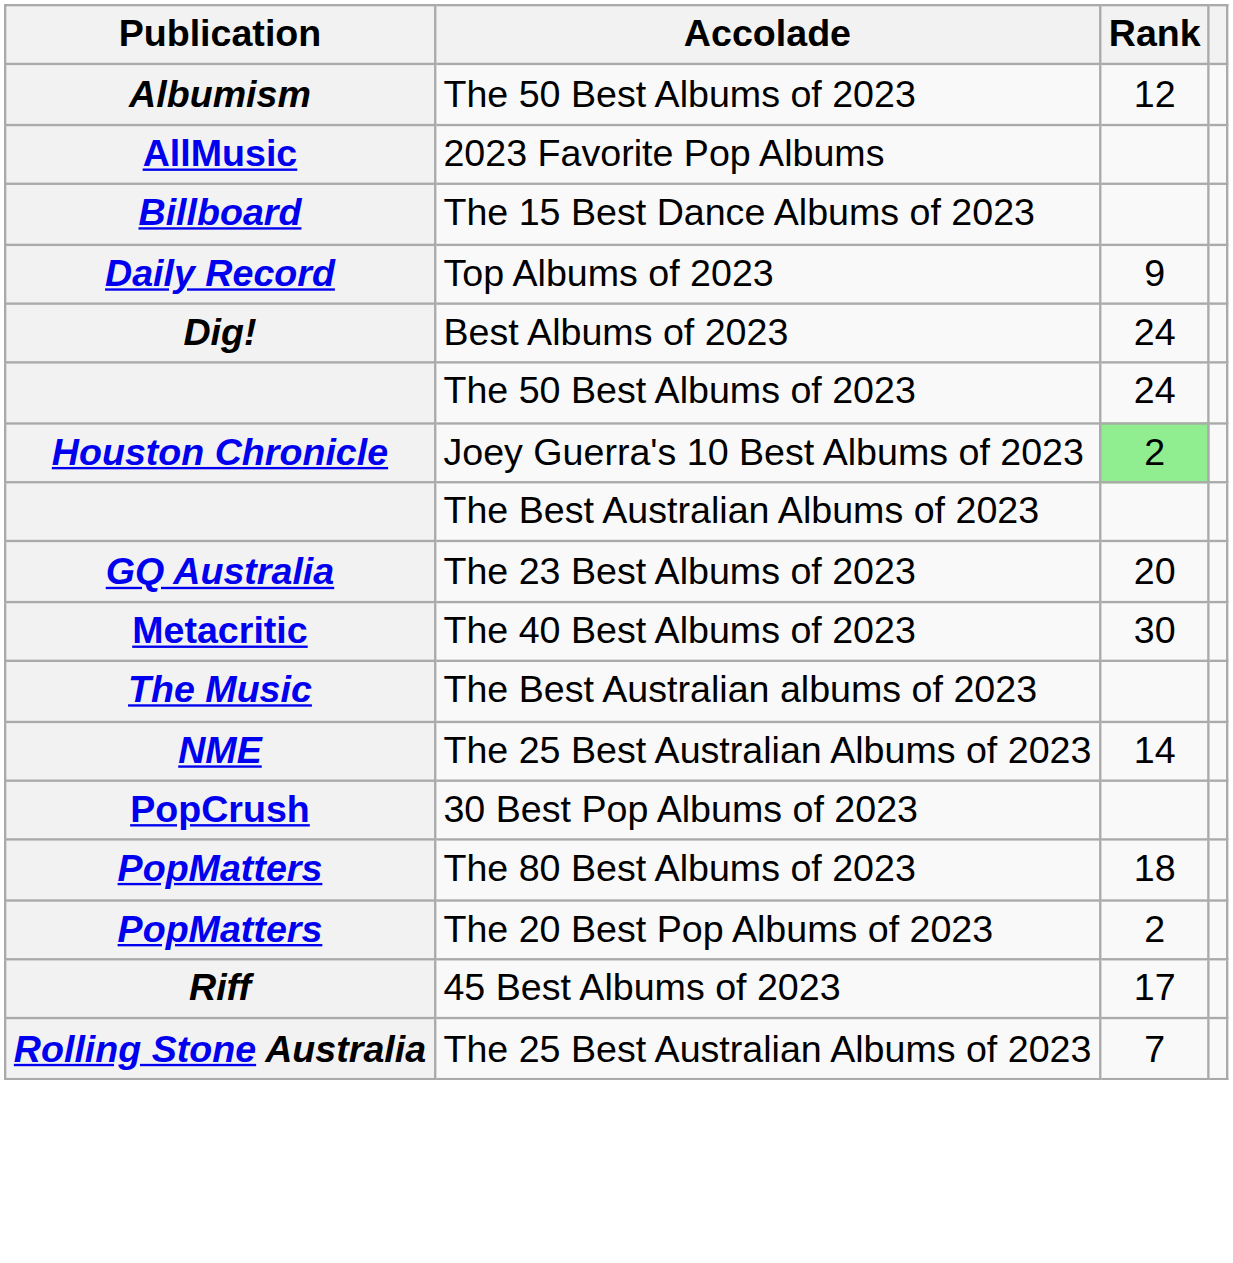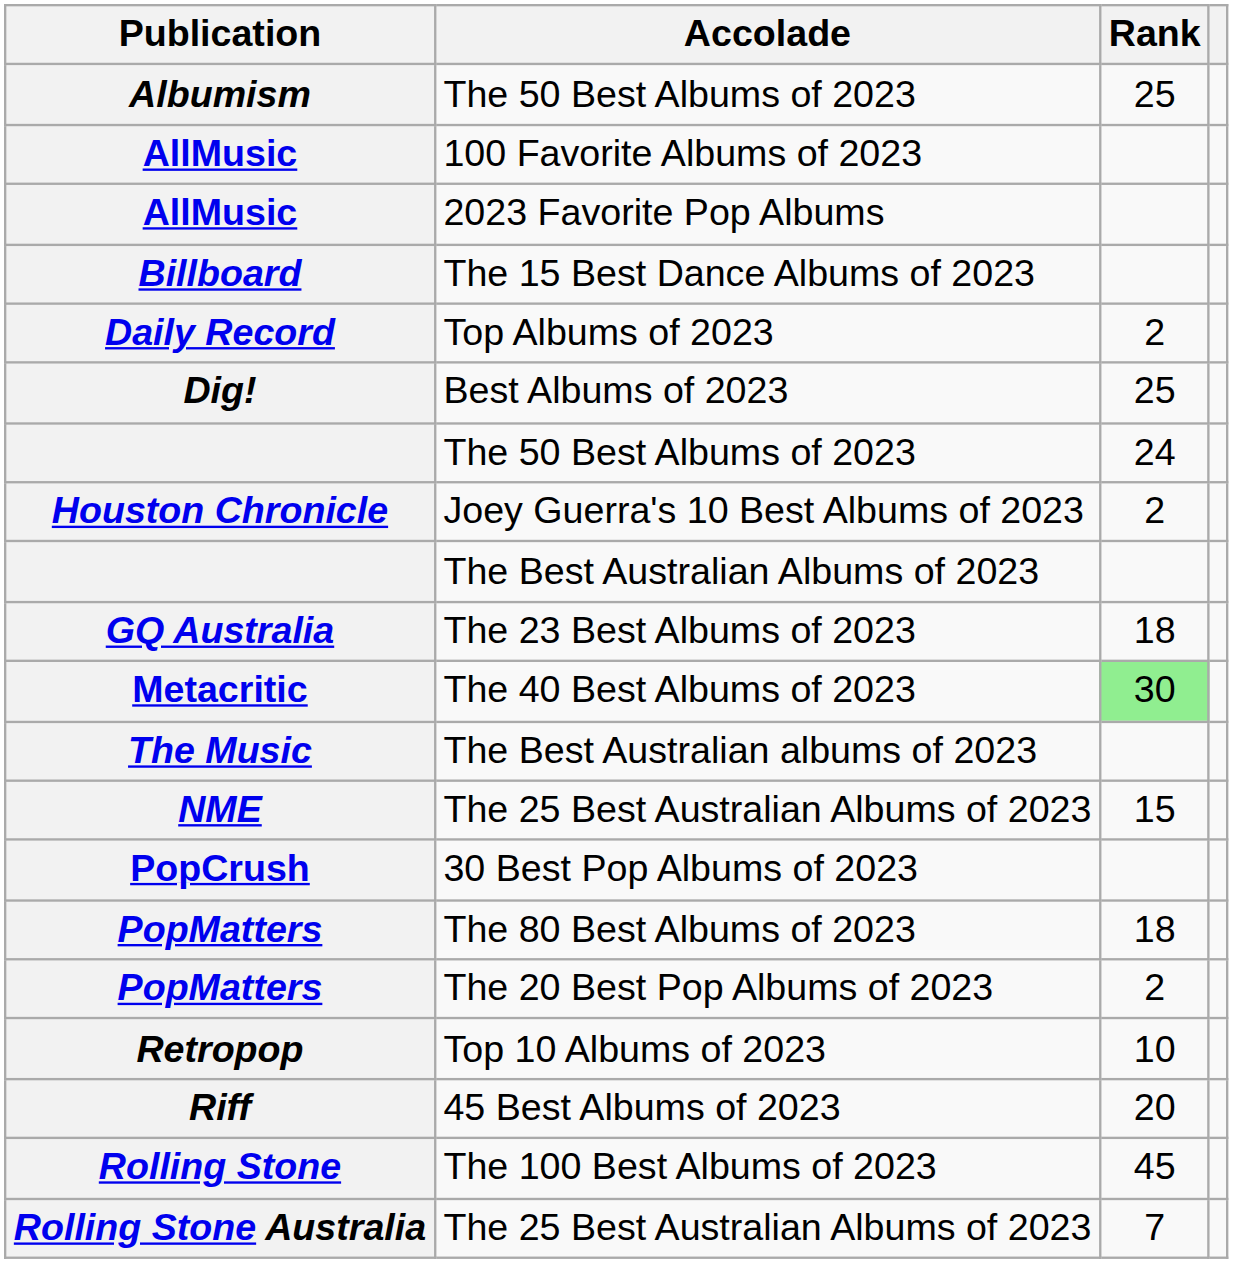(1155, 93) 12 -> (1155, 93) 25
+ row: (220, 153)
(1155, 272) 9 -> (1155, 332) 2
(1155, 332) 24 -> (1155, 392) 25
(1155, 451) lightgreen background -> (1155, 511) no background
(1155, 570) 20 -> (1155, 630) 18
(1155, 630) no background -> (1155, 690) lightgreen background
(1155, 749) 14 -> (1155, 809) 15
+ row: (220, 1048)
(1155, 988) 17 -> (1155, 1107) 20
+ row: (220, 1167)
